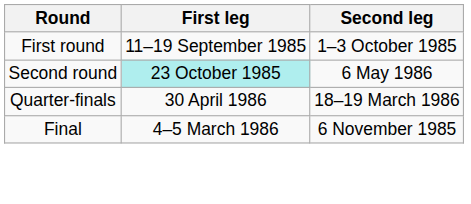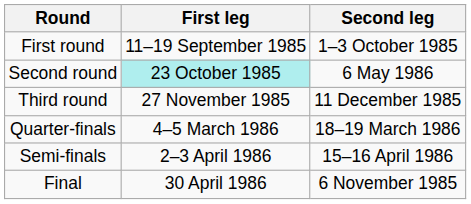+ row: (63, 101)
(216, 101) 30 April 1986 -> (216, 128) 4–5 March 1986
+ row: (63, 156)
(216, 128) 4–5 March 1986 -> (216, 184) 30 April 1986
